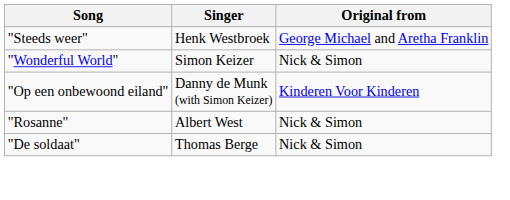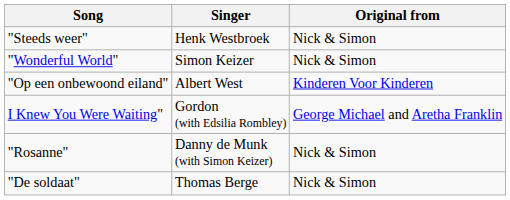(384, 38) George Michael and Aretha Franklin -> (334, 38) Nick & Simon
(224, 91) Danny de Munk (with Simon Keizer) -> (209, 83) Albert West
+ row: (85, 114)
(209, 122) Albert West -> (224, 152) Danny de Munk (with Simon Keizer)
